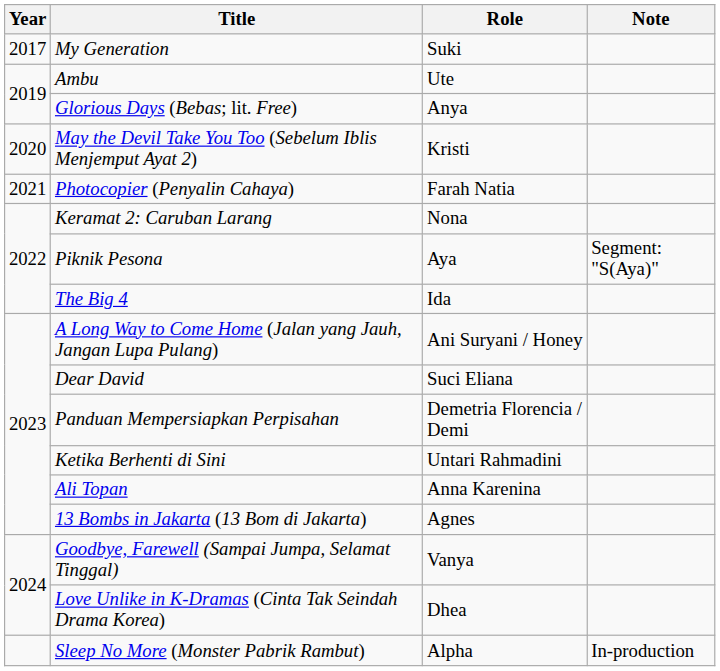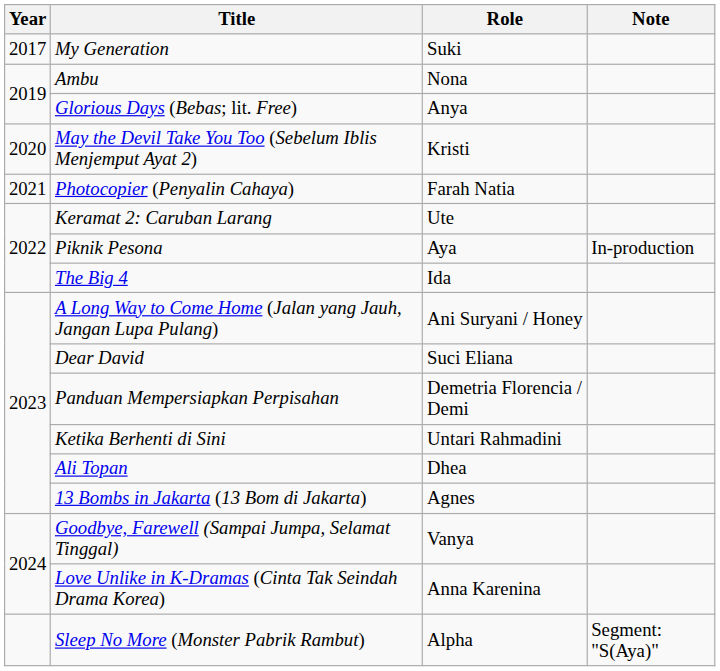(441, 78) Ute -> (447, 78) Nona
(447, 218) Nona -> (441, 218) Ute
(627, 258) Segment: "S(Aya)" -> (643, 248) In-production
(484, 489) Anna Karenina -> (447, 468) Dhea
(447, 610) Dhea -> (484, 589) Anna Karenina
(643, 650) In-production -> (627, 639) Segment: "S(Aya)"
